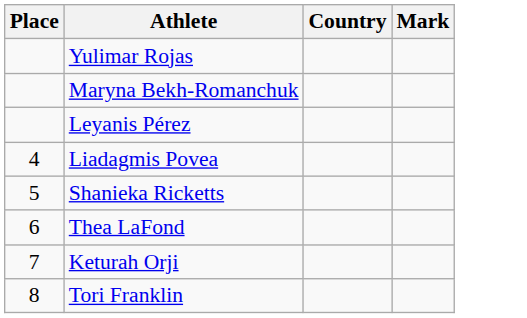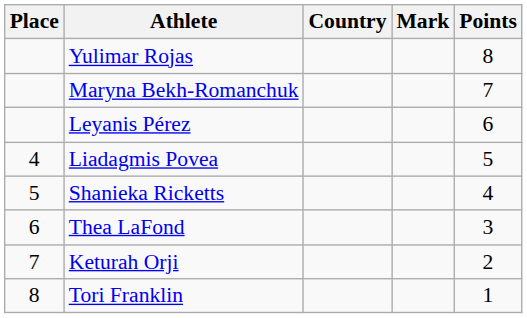+ column: (488, 21)
